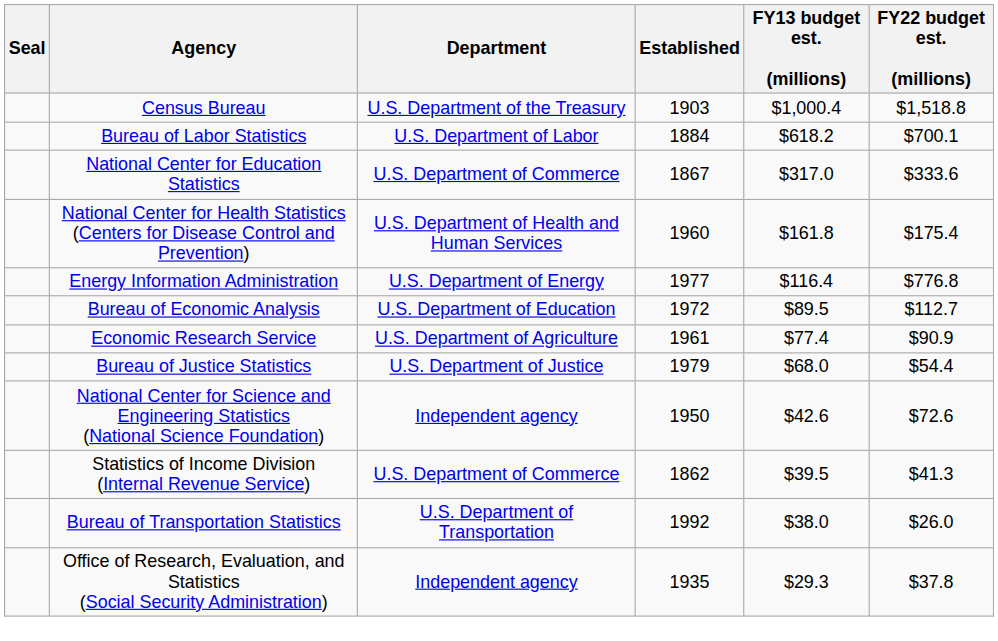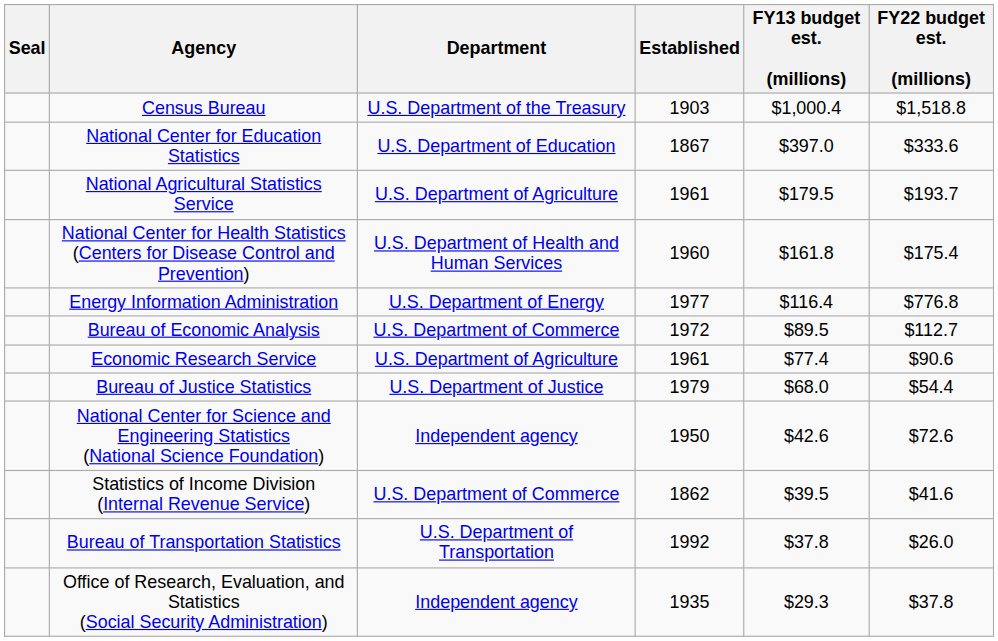- row: (204, 136)
(496, 174) U.S. Department of Commerce -> (496, 146) U.S. Department of Education
(806, 174) $317.0 -> (806, 146) $397.0
+ row: (204, 194)
(496, 310) U.S. Department of Education -> (496, 330) U.S. Department of Commerce
(931, 338) $90.9 -> (931, 358) $90.6
(931, 474) $41.3 -> (931, 494) $41.6
(806, 522) $38.0 -> (806, 543) $37.8
